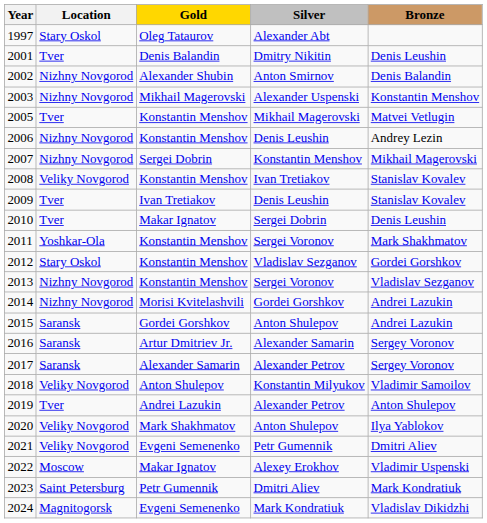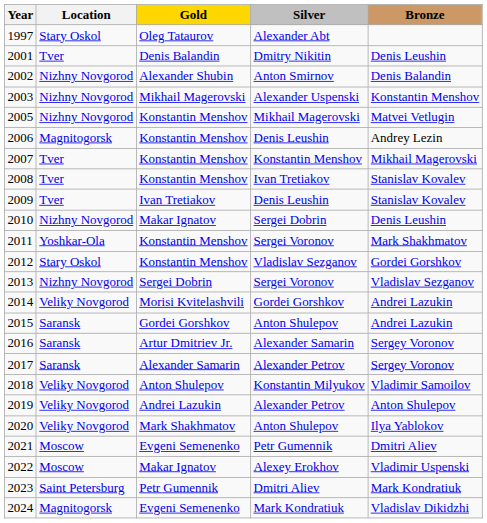(52, 117) Tver -> (86, 117) Nizhny Novgorod
(86, 138) Nizhny Novgorod -> (76, 138) Magnitogorsk
(86, 158) Nizhny Novgorod -> (52, 158) Tver
(176, 158) Sergei Dobrin -> (193, 158) Konstantin Menshov
(84, 179) Veliky Novgorod -> (52, 179) Tver
(52, 220) Tver -> (86, 220) Nizhny Novgorod
(193, 281) Konstantin Menshov -> (176, 281) Sergei Dobrin
(86, 302) Nizhny Novgorod -> (84, 302) Veliky Novgorod
(52, 405) Tver -> (84, 405) Veliky Novgorod
(84, 446) Veliky Novgorod -> (62, 446) Moscow
